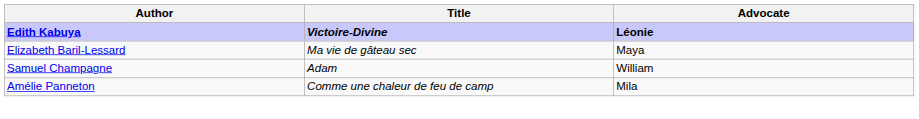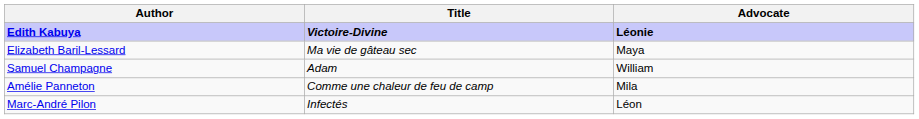+ row: (52, 104)
